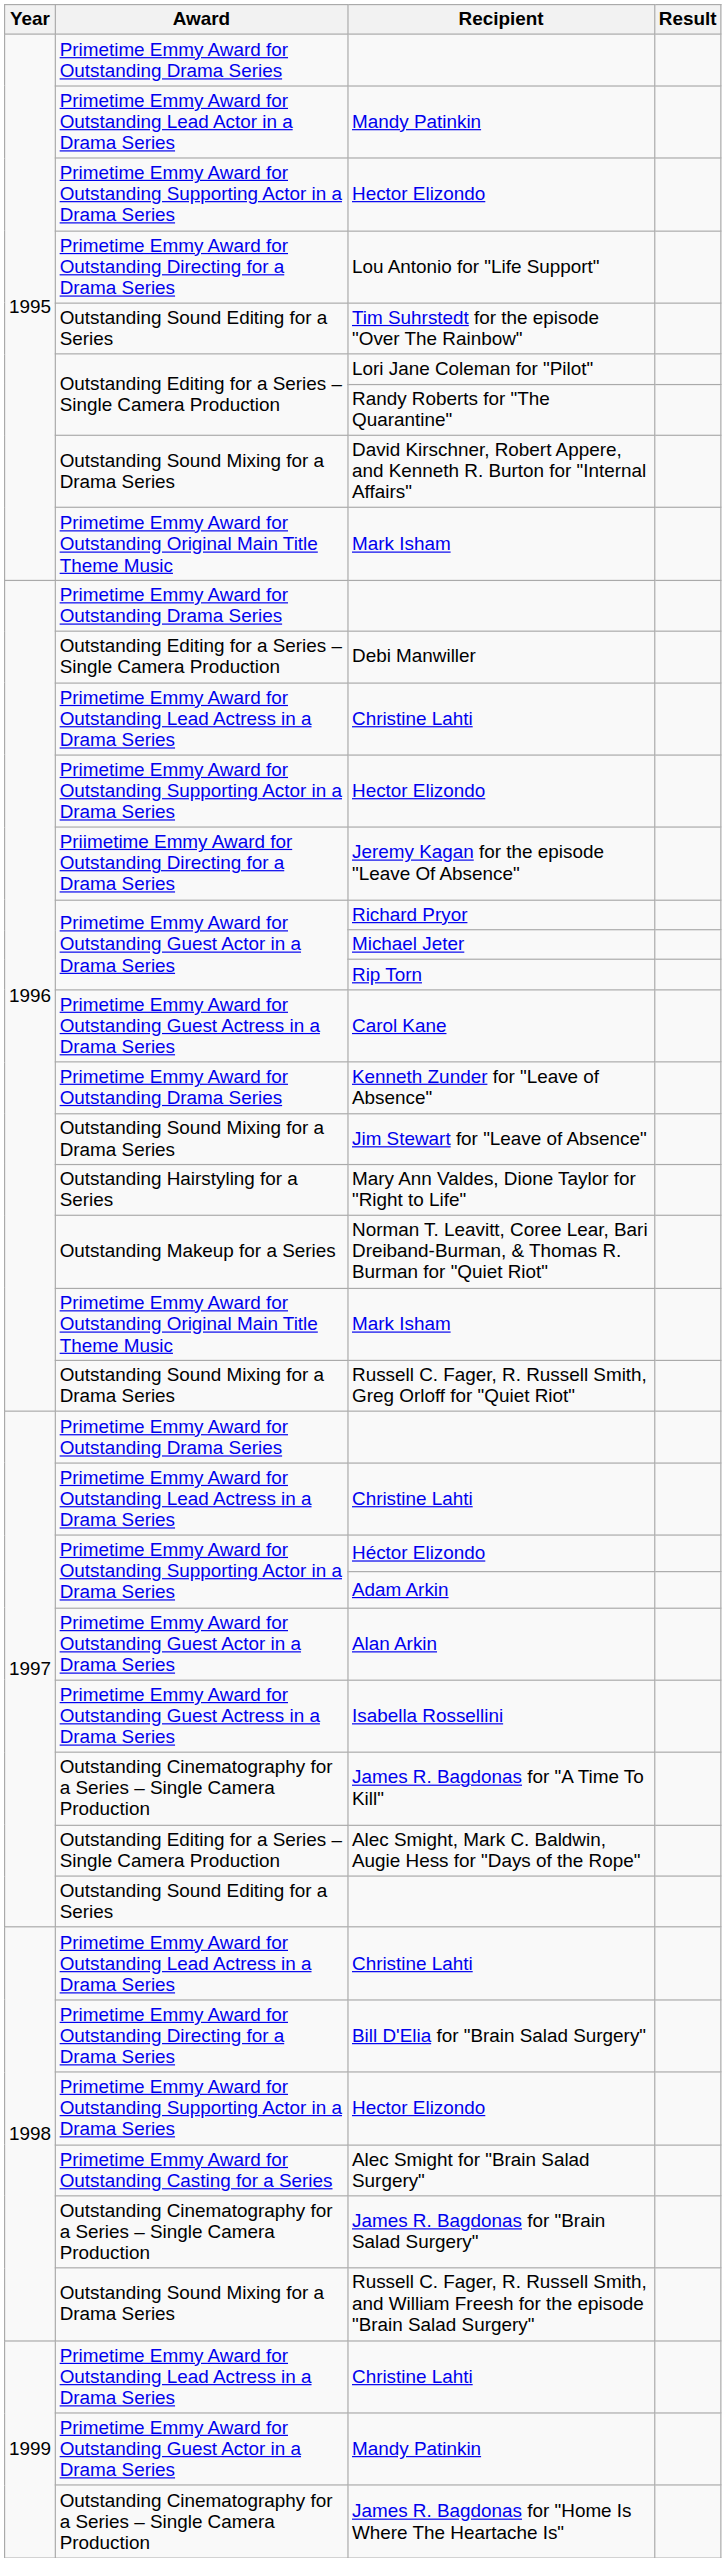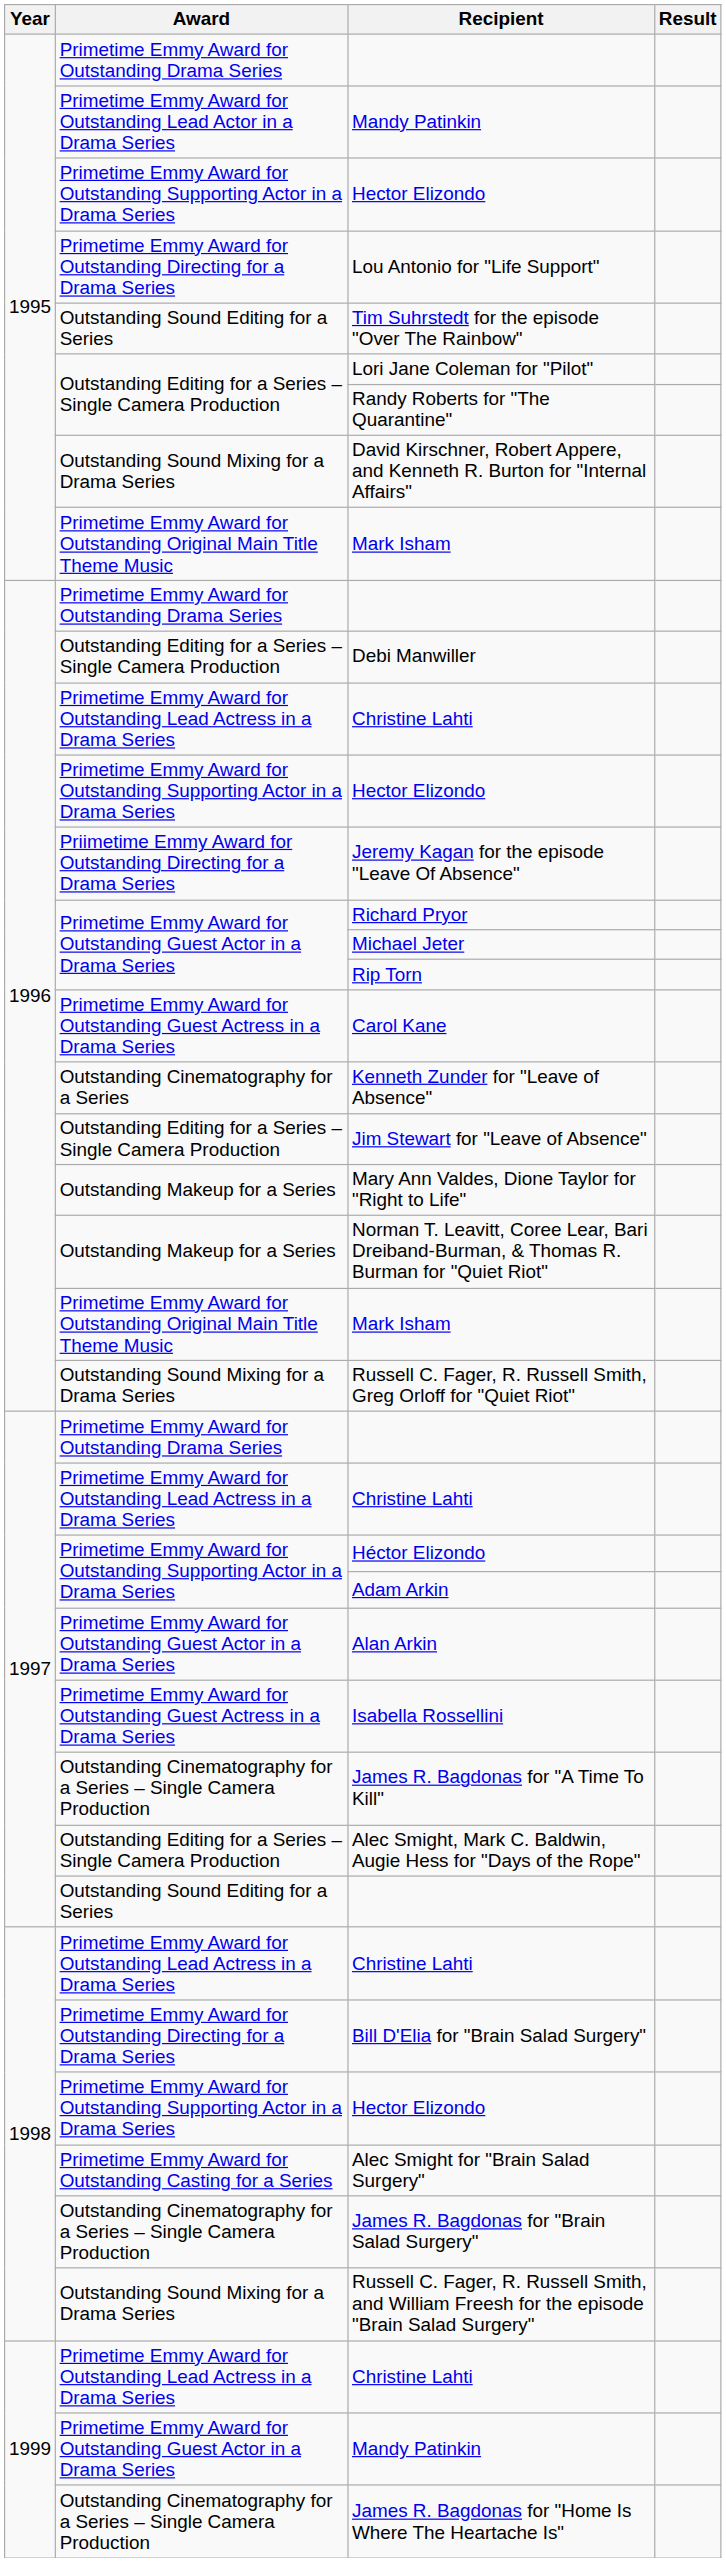(174, 1087) Primetime Emmy Award for Outstanding Drama Series -> (196, 1087) Outstanding Cinematography for a Series
(192, 1138) Outstanding Sound Mixing for a Drama Series -> (201, 1138) Outstanding Editing for a Series – Single Camera Production
(179, 1189) Outstanding Hairstyling for a Series -> (198, 1189) Outstanding Makeup for a Series
